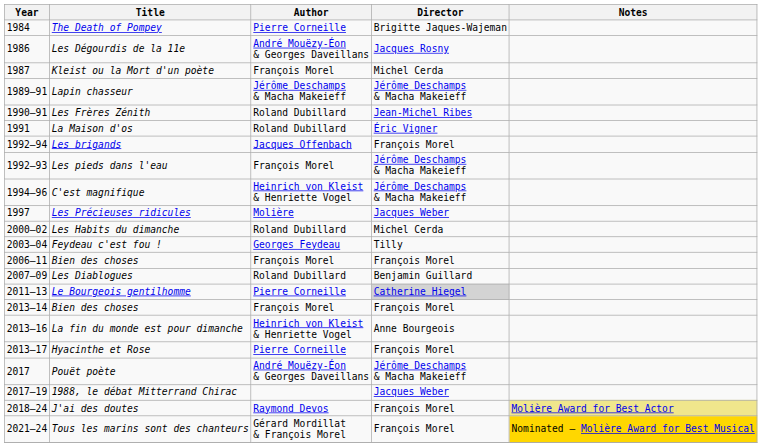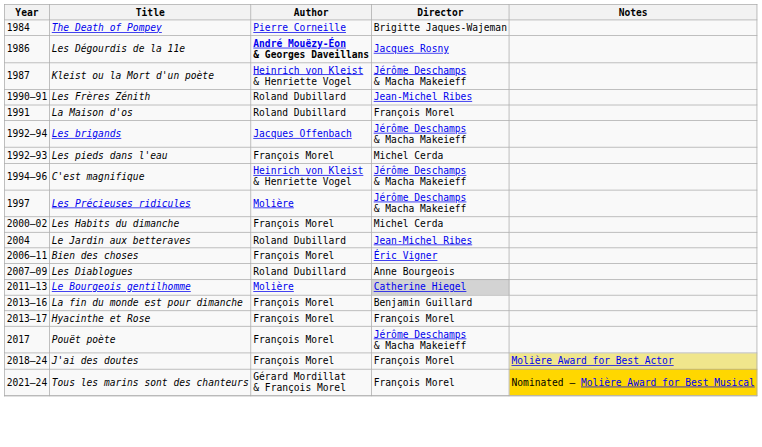(311, 49) normal -> (311, 49) bold
(294, 70) François Morel -> (308, 76) Heinrich von Kleist & Henriette Vogel
(408, 70) Michel Cerda -> (420, 76) Jérôme Deschamps & Macha Makeieff
- row: (27, 92)
(406, 128) Éric Vigner -> (414, 113) François Morel
(414, 144) François Morel -> (420, 134) Jérôme Deschamps & Macha Makeieff
(420, 165) Jérôme Deschamps & Macha Makeieff -> (408, 155) Michel Cerda
(411, 213) Jacques Weber -> (420, 203) Jérôme Deschamps & Macha Makeieff
(300, 229) Roland Dubillard -> (294, 224) François Morel
- row: (27, 245)
+ row: (18, 240)
(414, 260) François Morel -> (406, 256) Éric Vigner
(423, 276) Benjamin Guillard -> (414, 272) Anne Bourgeois
(300, 292) Pierre Corneille -> (274, 287) Molière
- row: (27, 307)
(308, 329) Heinrich von Kleist & Henriette Vogel -> (294, 303) François Morel
(414, 329) Anne Bourgeois -> (423, 303) Benjamin Guillard
(300, 350) Pierre Corneille -> (294, 319) François Morel
(311, 371) André Mouëzy-Éon & Georges Daveillans -> (294, 340) François Morel
- row: (27, 392)
(291, 408) Raymond Devos -> (294, 361) François Morel
